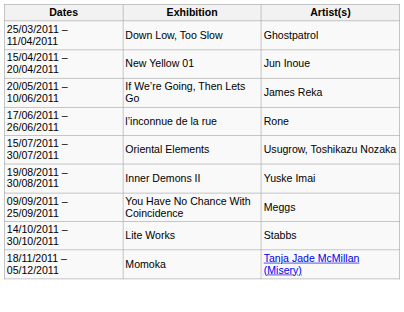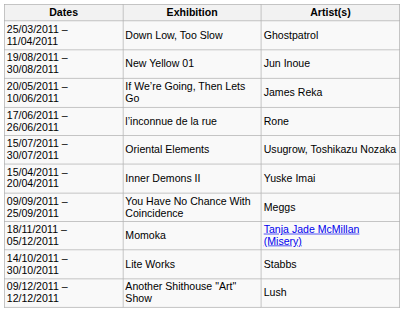(37, 64) 15/04/2011 – 20/04/2011 -> (37, 64) 19/08/2011 – 30/08/2011
(37, 178) 19/08/2011 – 30/08/2011 -> (37, 178) 15/04/2011 – 20/04/2011
rows swapped: (150, 235) <-> (146, 264)
+ row: (181, 293)
